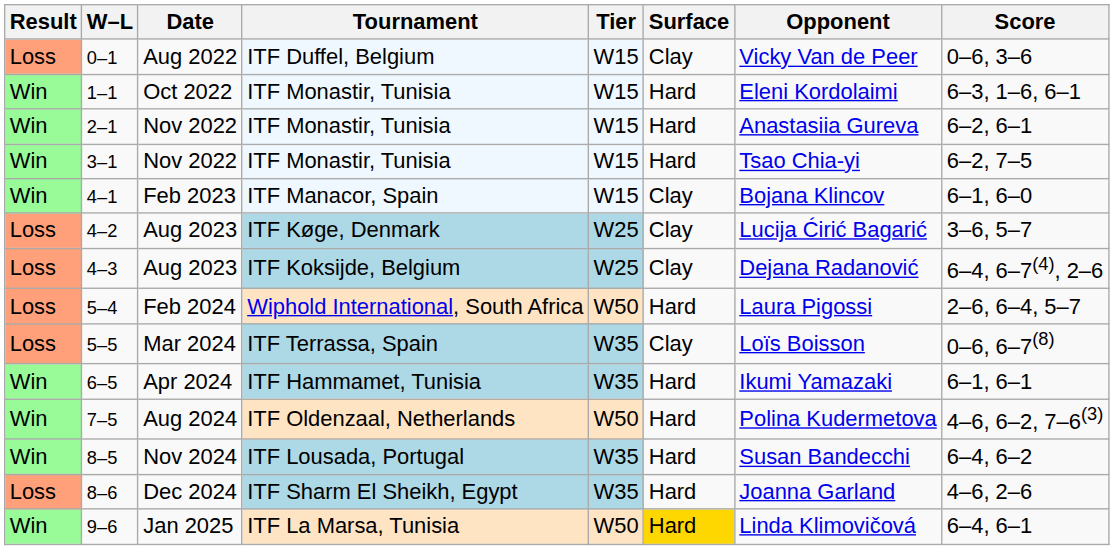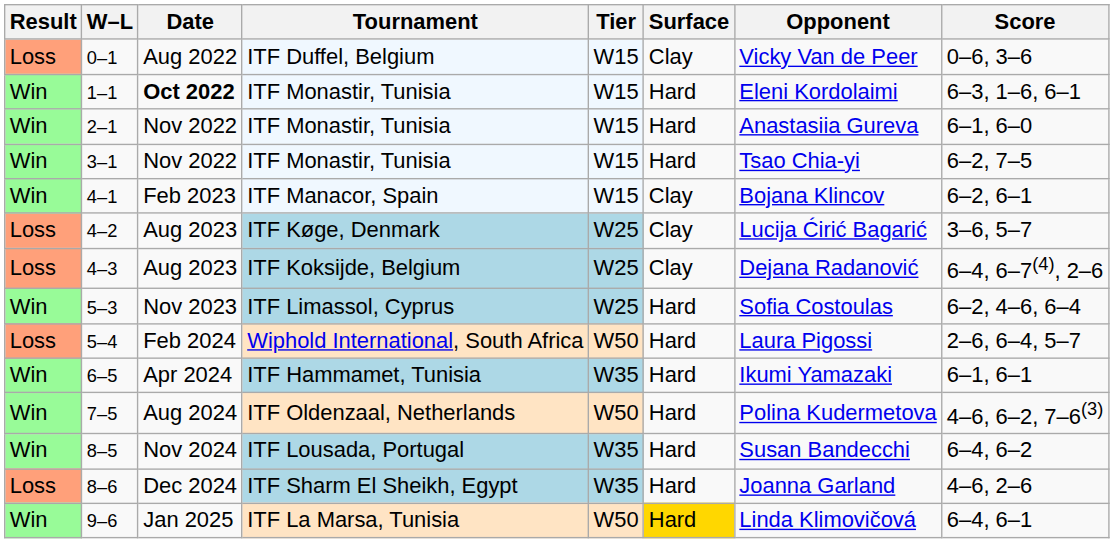(188, 91) normal -> (189, 91) bold
(990, 126) 6–2, 6–1 -> (990, 126) 6–1, 6–0
(990, 195) 6–1, 6–0 -> (990, 195) 6–2, 6–1
+ row: (102, 307)
- row: (102, 345)
